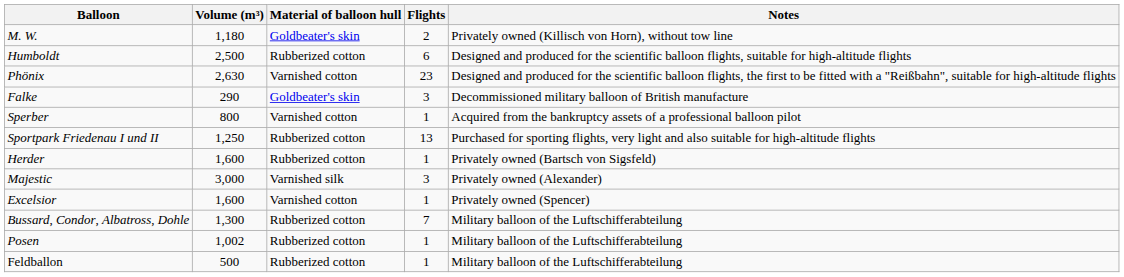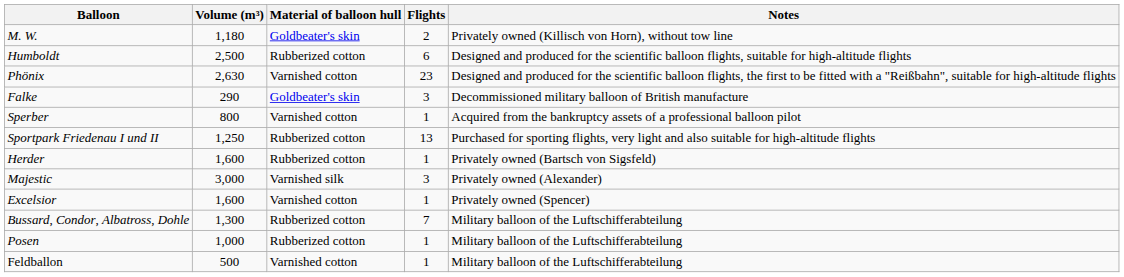(230, 240) 1,002 -> (230, 240) 1,000
(318, 261) Rubberized cotton -> (314, 261) Varnished cotton
